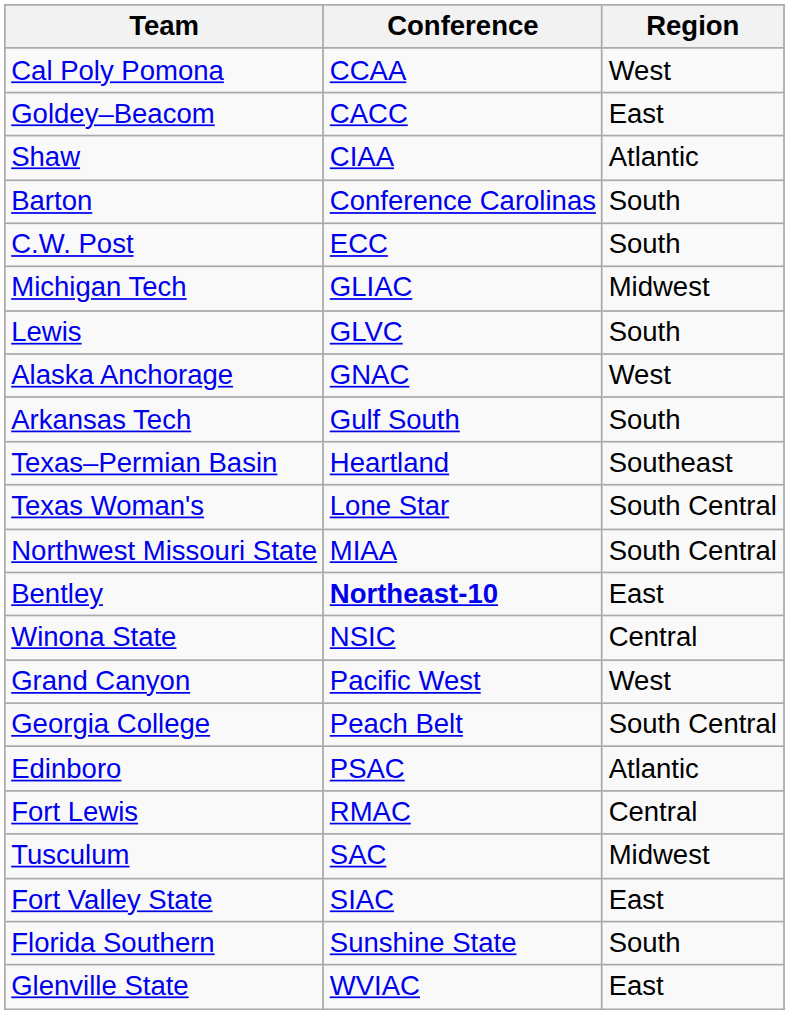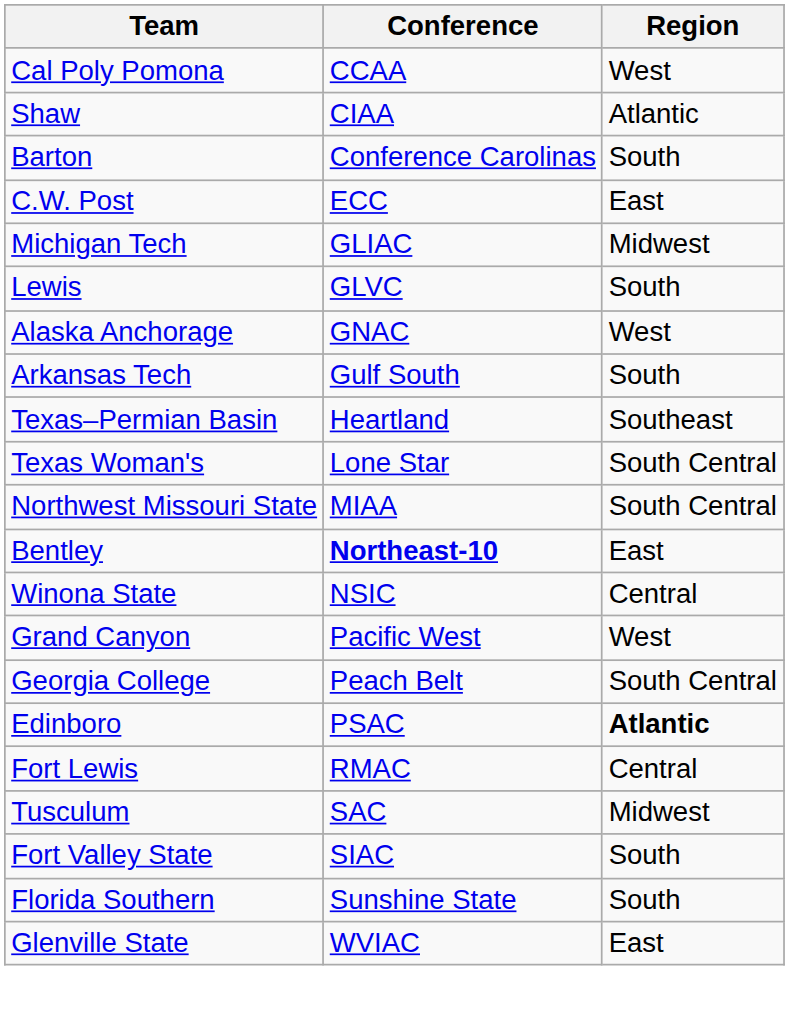- row: (113, 113)
(645, 244) South -> (636, 200) East
(654, 768) normal -> (659, 724) bold
(636, 899) East -> (645, 855) South
